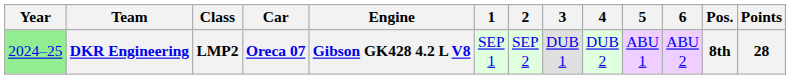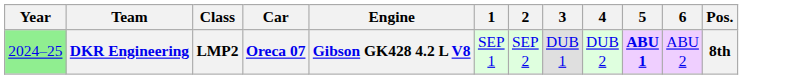- column: (761, 16)
(642, 51) normal -> (642, 51) bold
